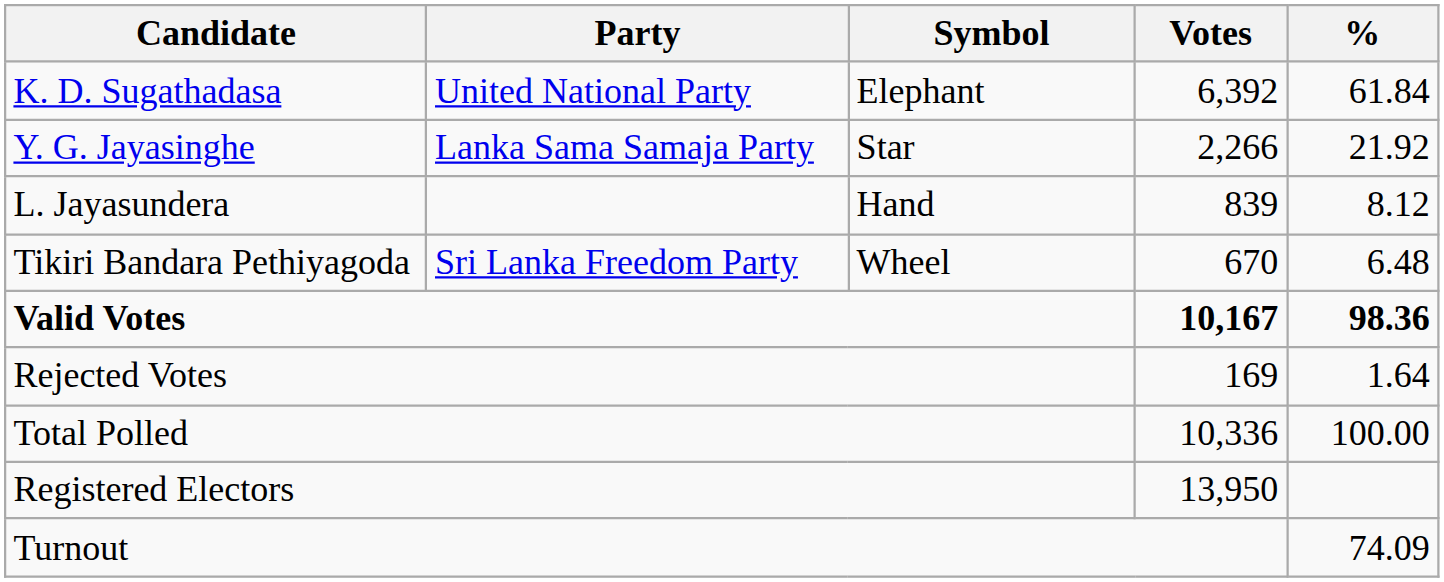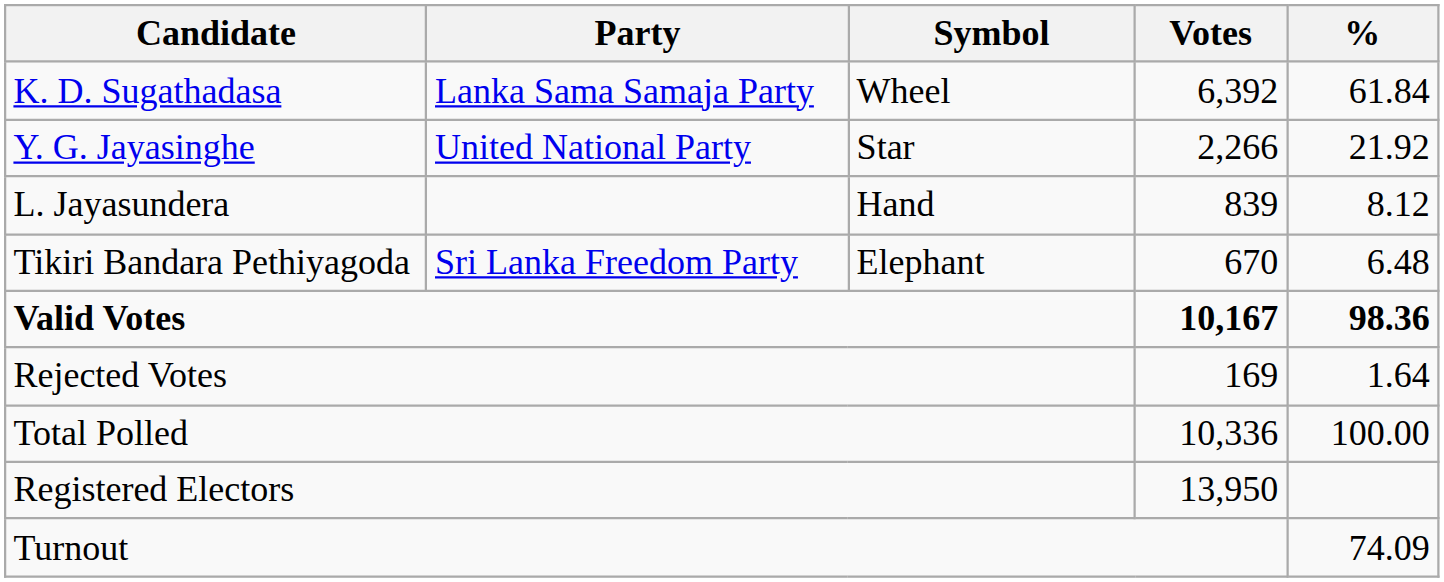(593, 90) United National Party -> (624, 90) Lanka Sama Samaja Party
(921, 90) Elephant -> (904, 90) Wheel
(624, 147) Lanka Sama Samaja Party -> (593, 147) United National Party
(904, 261) Wheel -> (921, 261) Elephant
